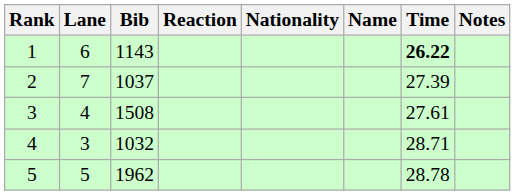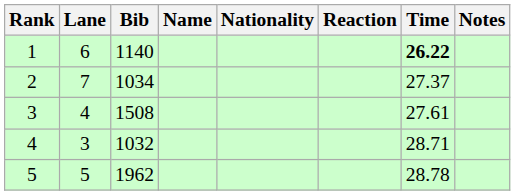columns swapped: (372, 19) <-> (200, 19)
(135, 50) 1143 -> (135, 50) 1140
(135, 81) 1037 -> (135, 81) 1034
(428, 81) 27.39 -> (428, 81) 27.37
